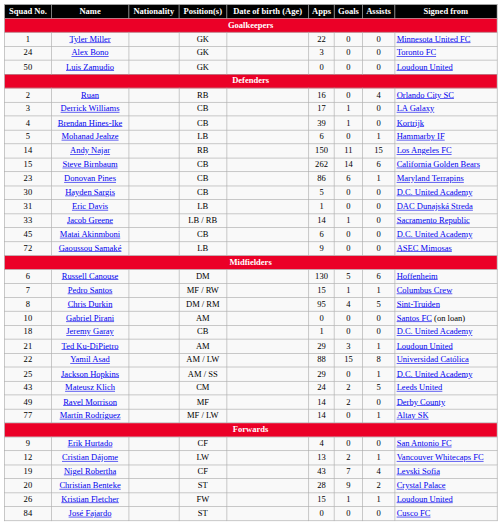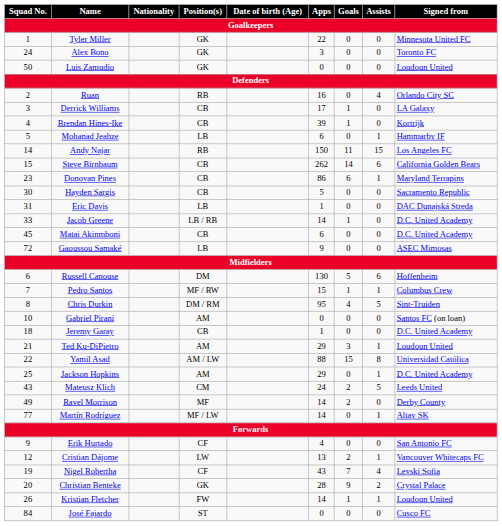(435, 192) D.C. United Academy -> (433, 192) Sacramento Republic
(433, 220) Sacramento Republic -> (435, 220) D.C. United Academy
(203, 373) AM / SS -> (203, 373) AM
(203, 485) ST -> (203, 485) GK
(322, 499) 15 -> (322, 499) 14
